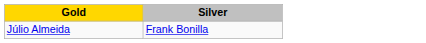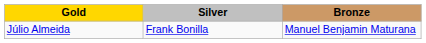+ column: (352, 13)
